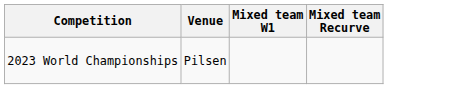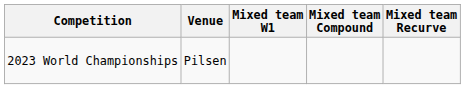+ column: (345, 21)
